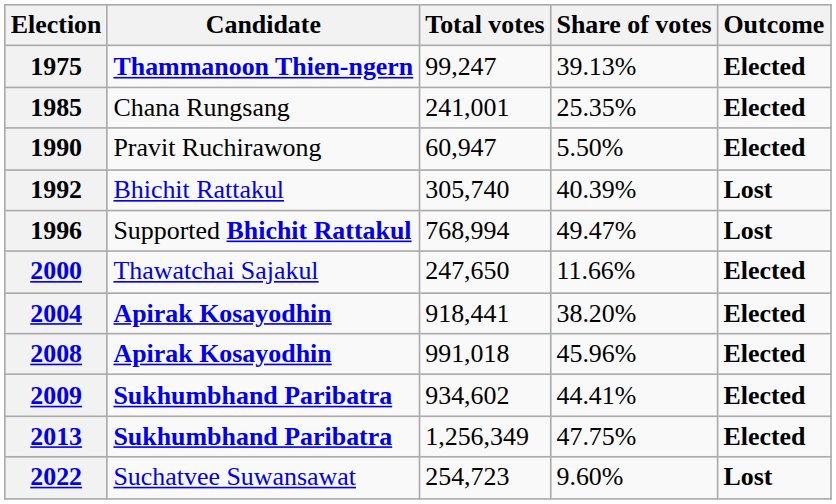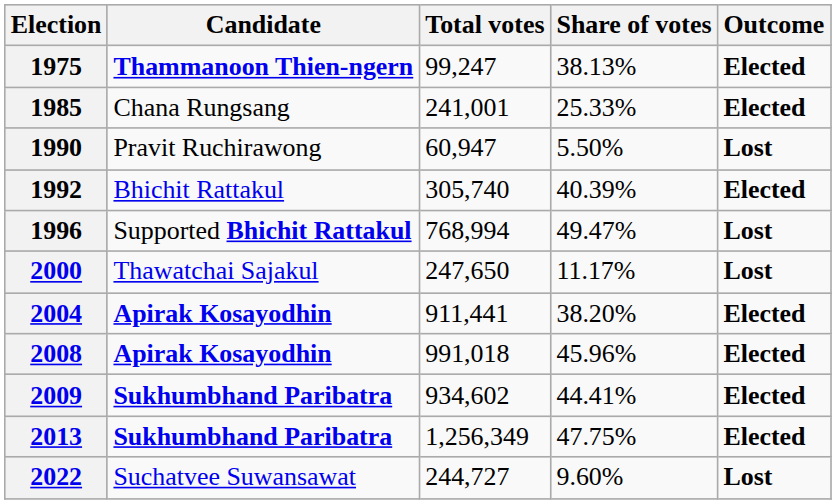(596, 66) 39.13% -> (596, 66) 38.13%
(596, 107) 25.35% -> (596, 107) 25.33%
(764, 148) Elected -> (748, 148) Lost
(748, 189) Lost -> (764, 189) Elected
(596, 271) 11.66% -> (596, 271) 11.17%
(764, 271) Elected -> (748, 271) Lost
(467, 312) 918,441 -> (467, 312) 911,441
(467, 477) 254,723 -> (467, 477) 244,727
